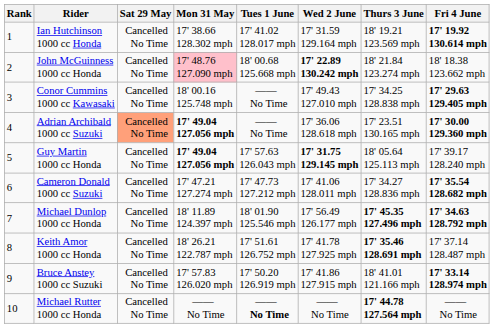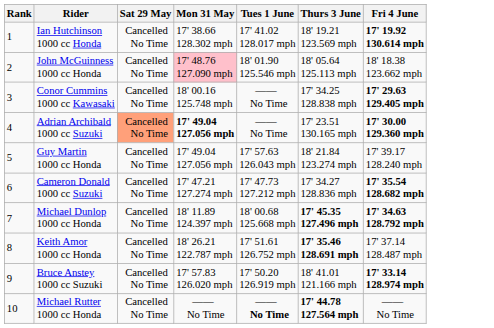- column: (329, 13)
(267, 67) 18' 00.68 125.668 mph -> (267, 67) 18' 01.90 125.546 mph
(392, 67) 18' 21.84 123.274 mph -> (328, 67) 18' 05.64 125.113 mph
(205, 158) bold -> (204, 158) normal
(391, 158) 18' 05.64 125.113 mph -> (329, 158) 18' 21.84 123.274 mph
(267, 218) 18' 01.90 125.546 mph -> (267, 218) 18' 00.68 125.668 mph
